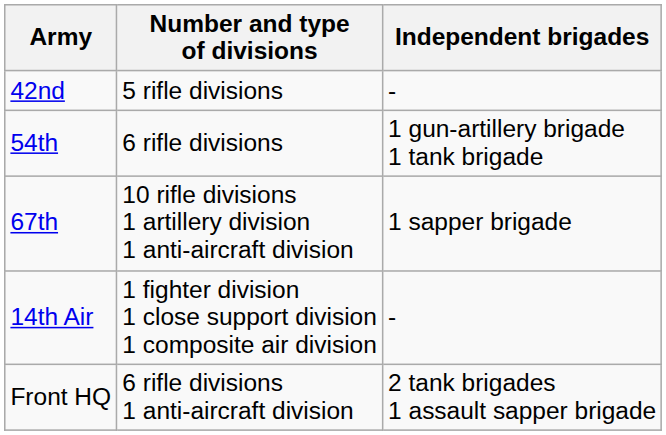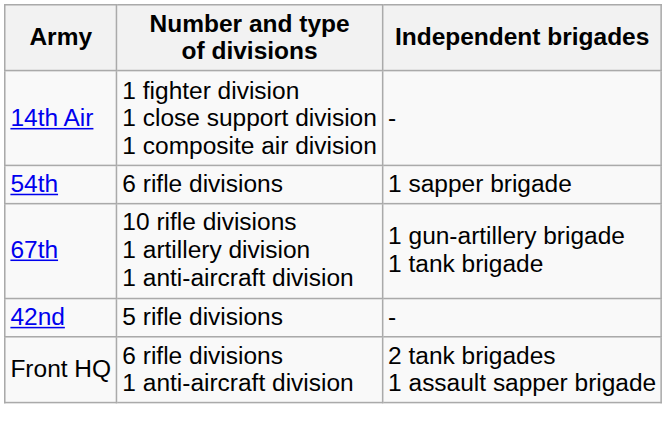rows swapped: (38, 90) <-> (52, 316)
(506, 142) 1 gun-artillery brigade 1 tank brigade -> (480, 184) 1 sapper brigade
(480, 223) 1 sapper brigade -> (506, 250) 1 gun-artillery brigade 1 tank brigade
